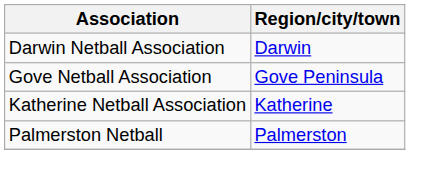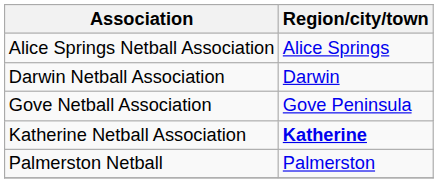+ row: (142, 47)
(293, 105) normal -> (325, 134) bold
